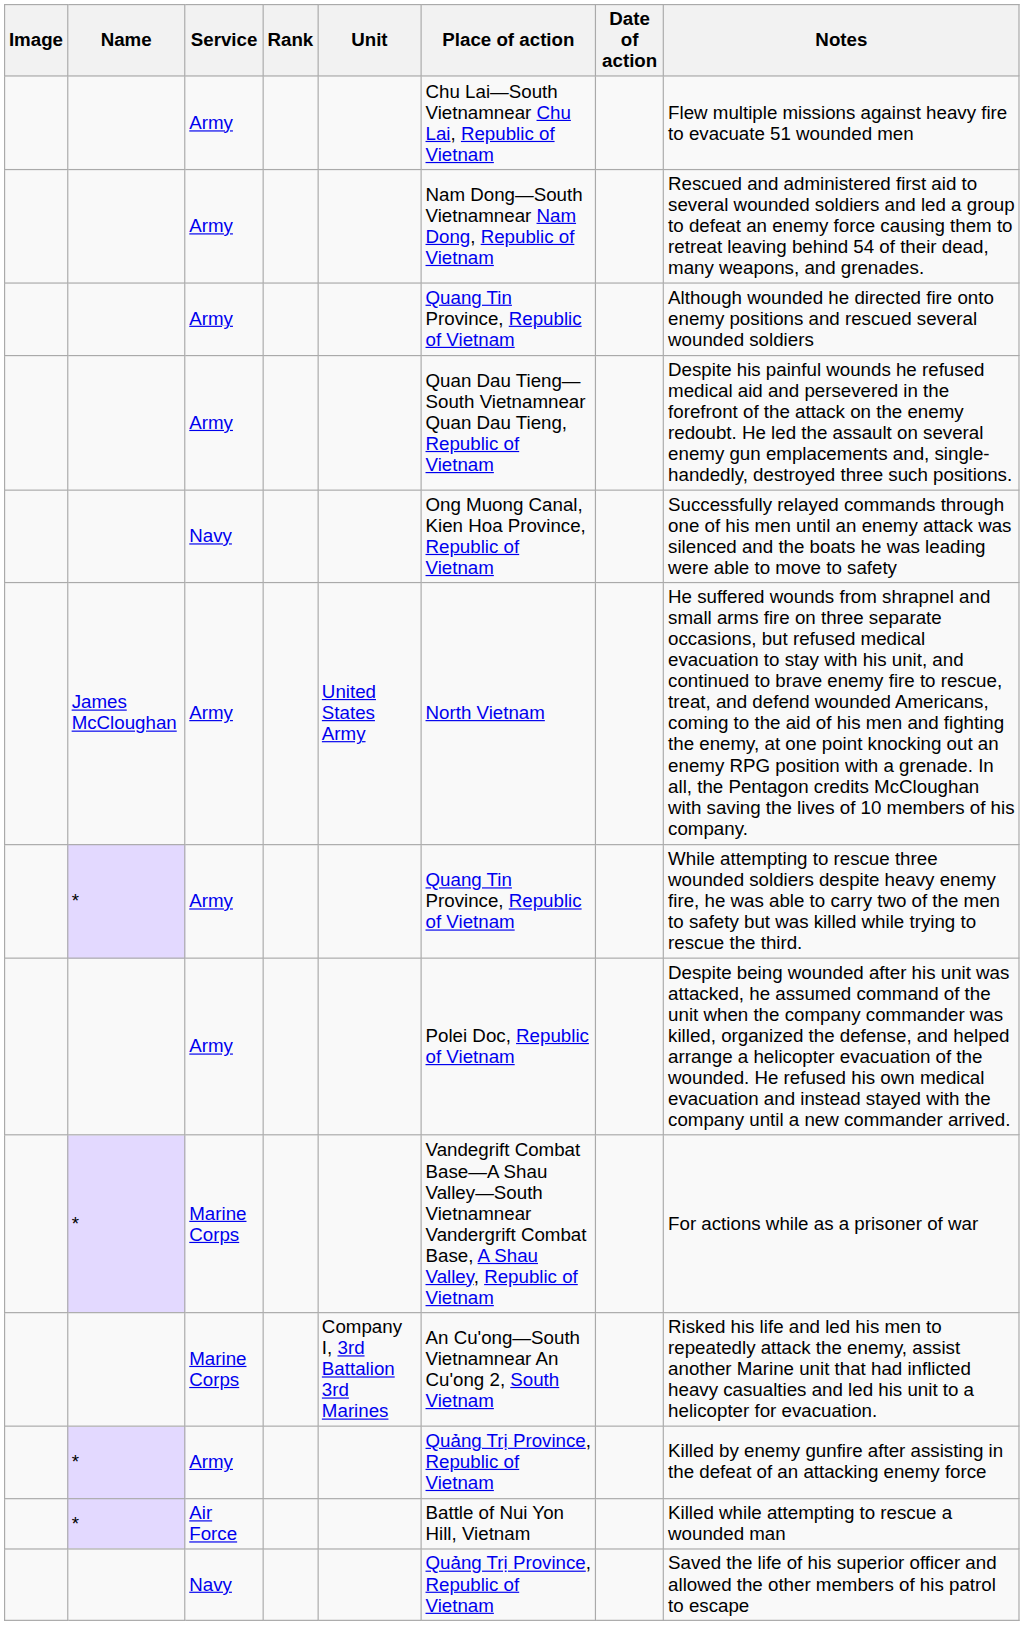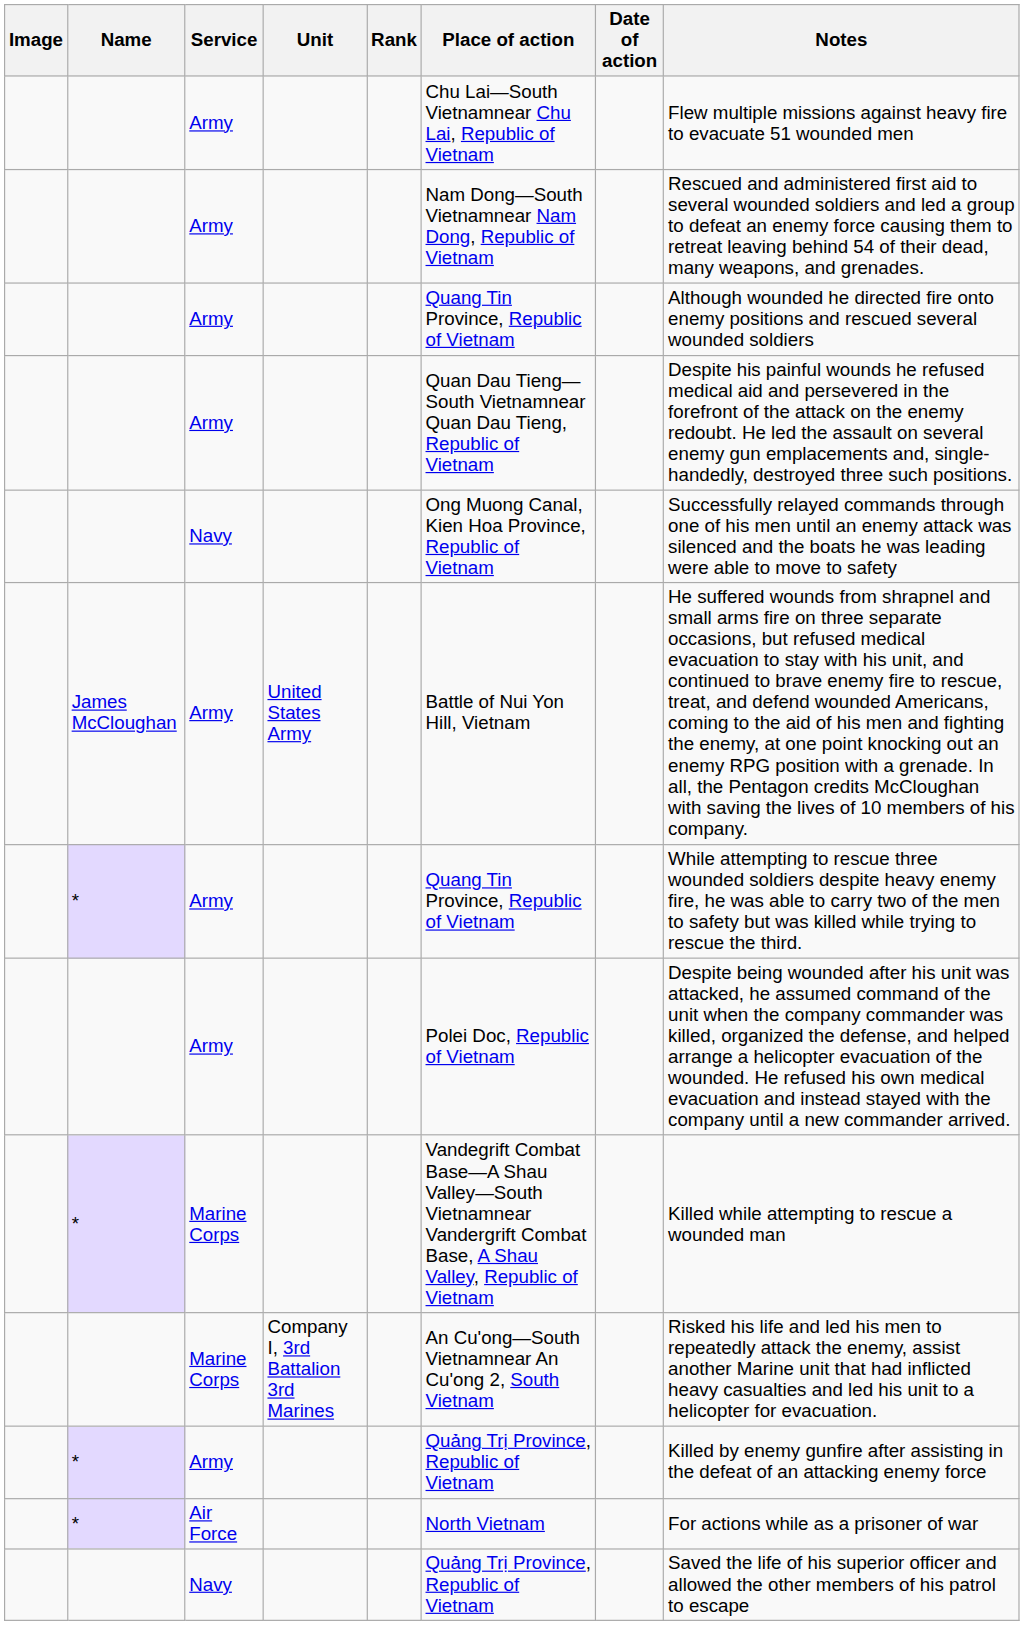columns swapped: (290, 40) <-> (369, 40)
(485, 713) North Vietnam -> (495, 713) Battle of Nui Yon Hill, Vietnam
(823, 1223) For actions while as a prisoner of war -> (810, 1223) Killed while attempting to rescue a wounded man
(495, 1523) Battle of Nui Yon Hill, Vietnam -> (485, 1523) North Vietnam
(810, 1523) Killed while attempting to rescue a wounded man -> (823, 1523) For actions while as a prisoner of war
